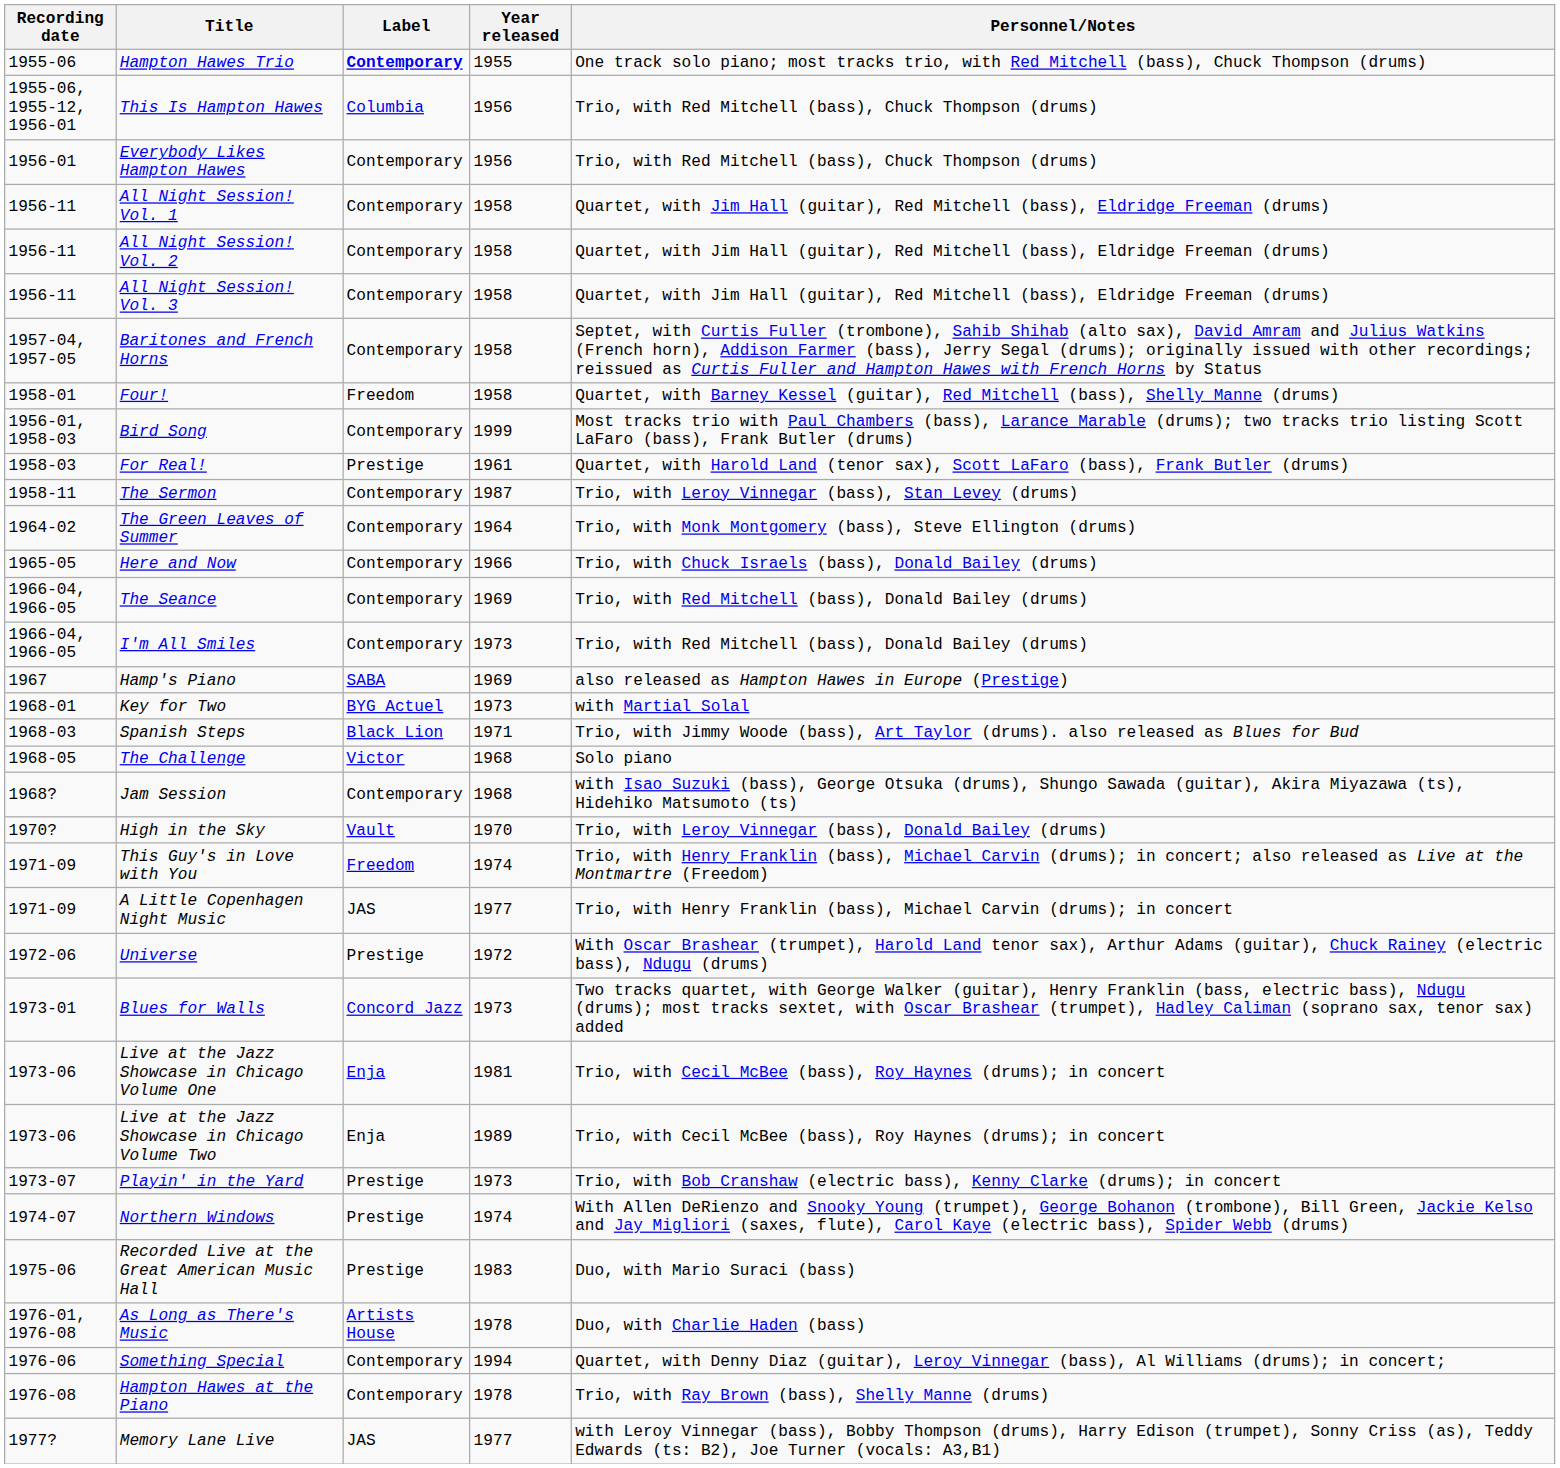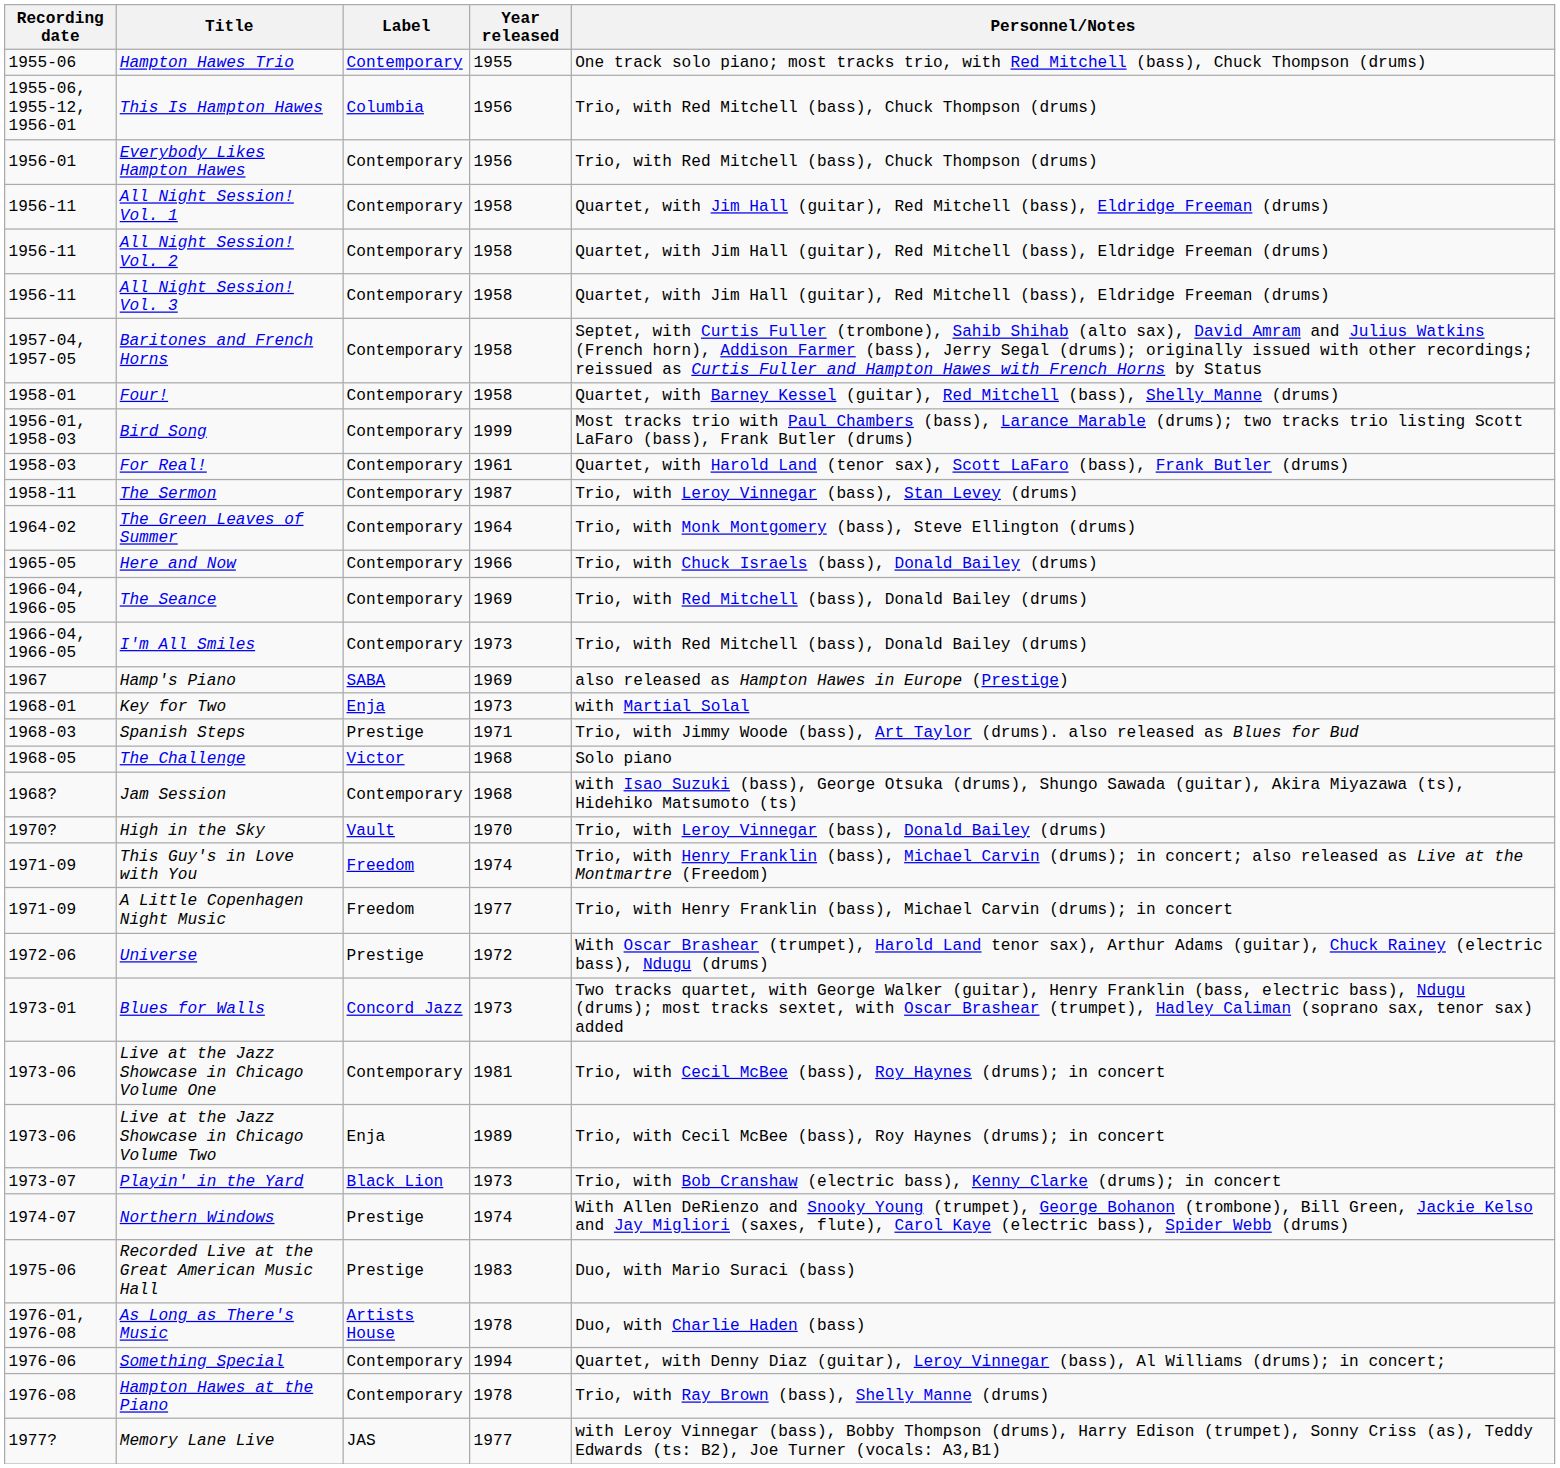(405, 63) bold -> (405, 63) normal
(380, 395) Freedom -> (405, 395) Contemporary
(385, 466) Prestige -> (405, 466) Contemporary
(395, 706) BYG Actuel -> (366, 706) Enja
(395, 732) Black Lion -> (385, 732) Prestige
(361, 910) JAS -> (380, 910) Freedom
(366, 1073) Enja -> (405, 1073) Contemporary
(385, 1181) Prestige -> (395, 1181) Black Lion
